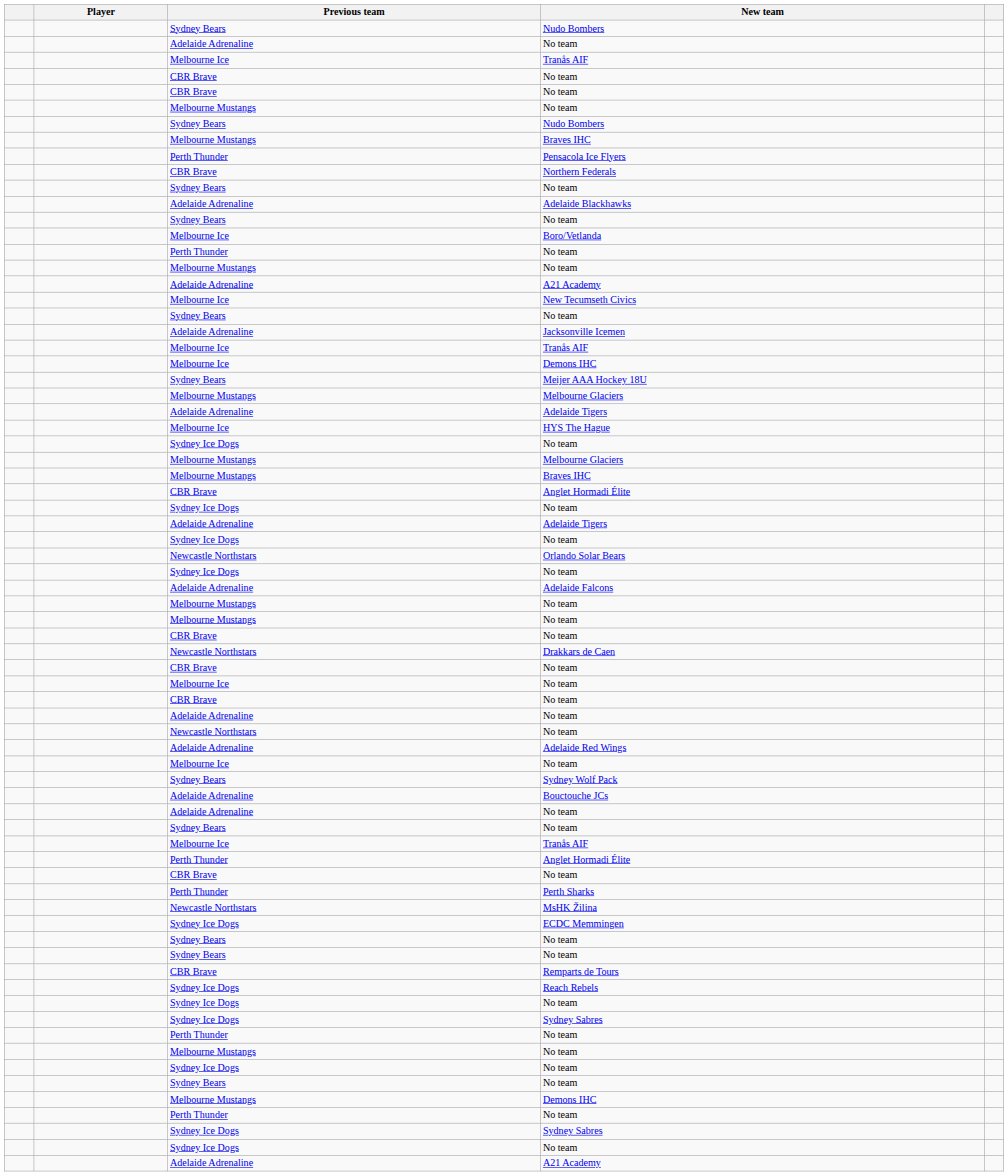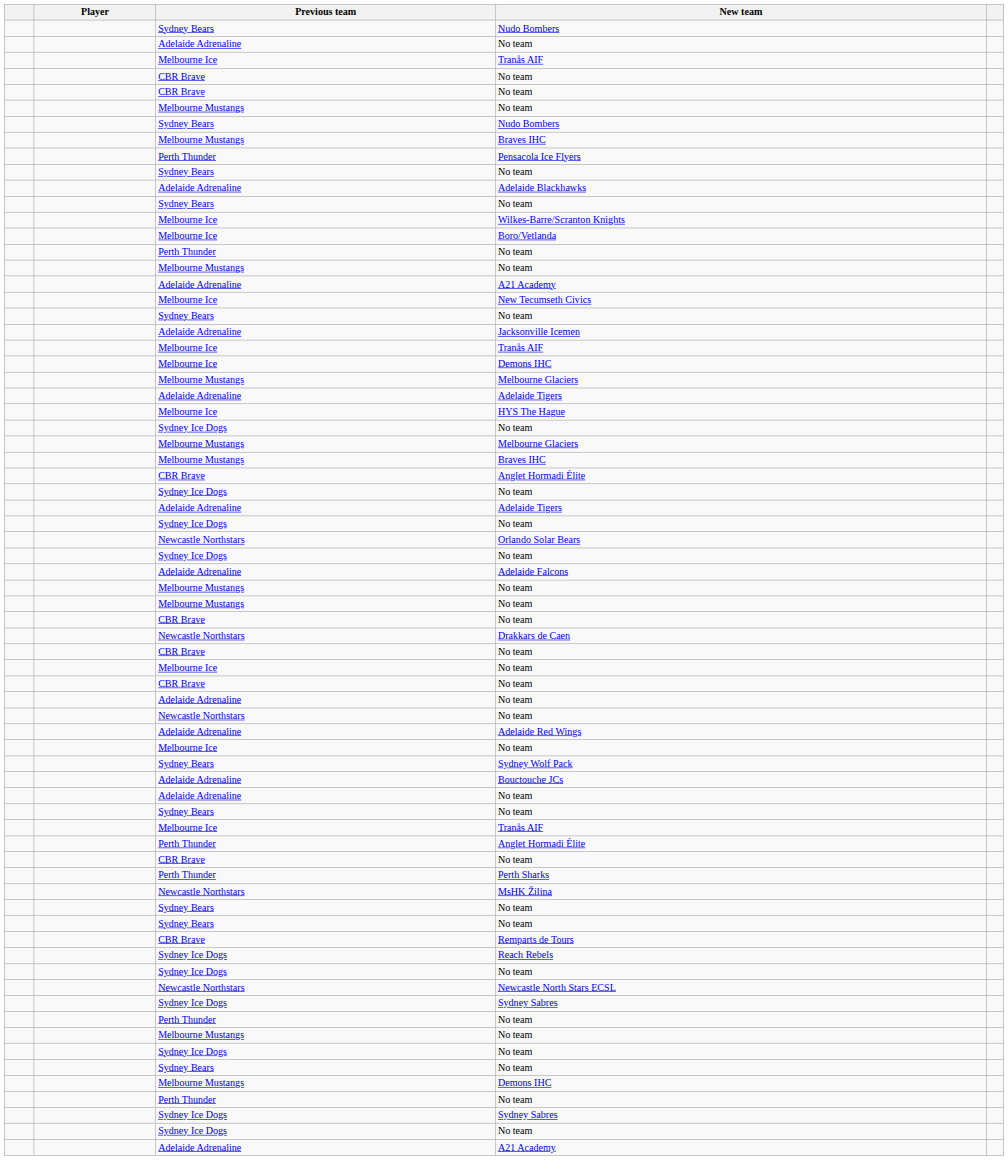- row: (193, 172)
+ row: (188, 220)
- row: (198, 380)
- row: (204, 923)
+ row: (201, 987)
